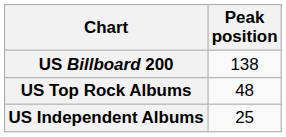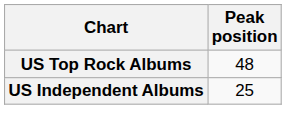- row: (106, 63)
